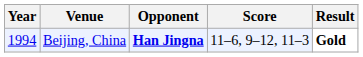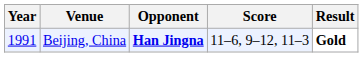(22, 40) 1994 -> (22, 40) 1991
